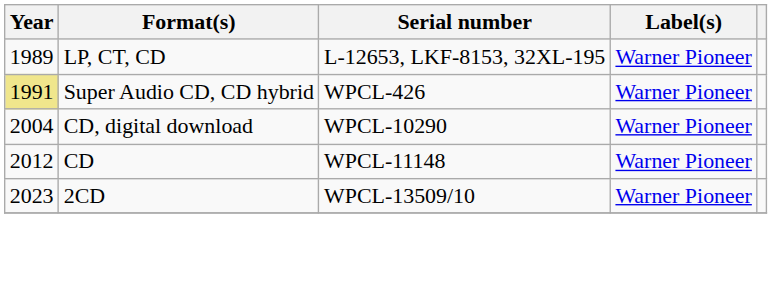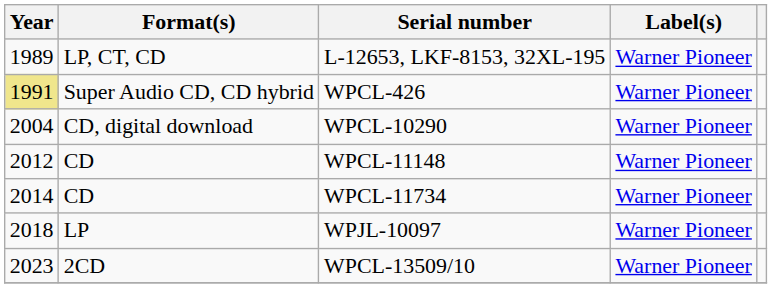+ row: (385, 195)
+ row: (382, 230)
